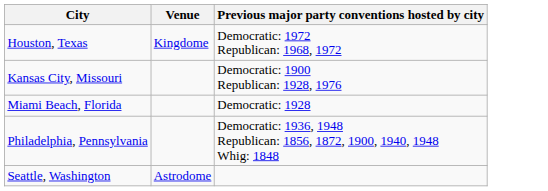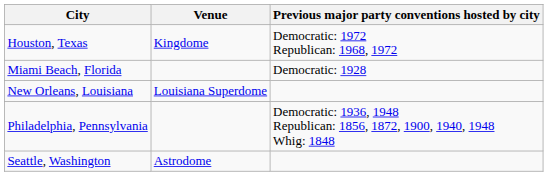- row: (65, 77)
+ row: (70, 91)
